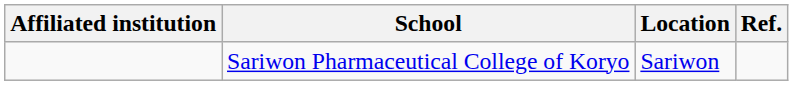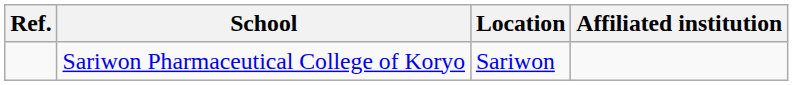columns swapped: (113, 23) <-> (761, 23)
